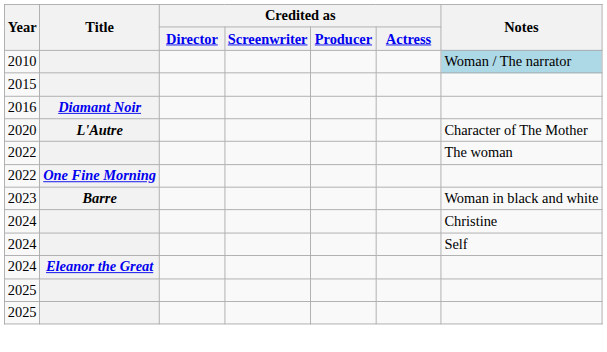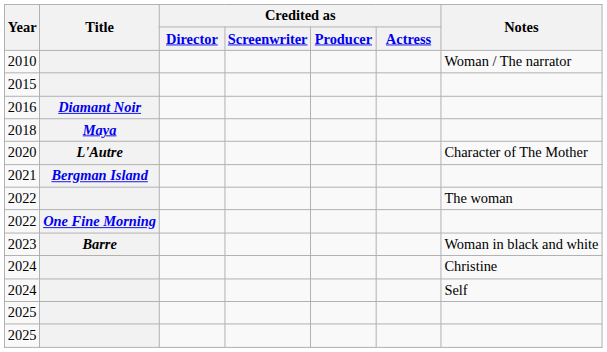(508, 61) lightblue background -> (508, 61) no background
+ row: (22, 130)
+ row: (22, 175)
- row: (22, 267)
